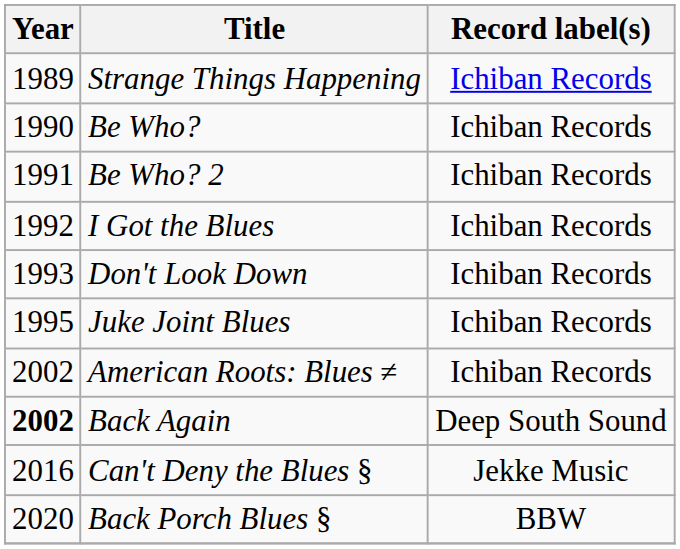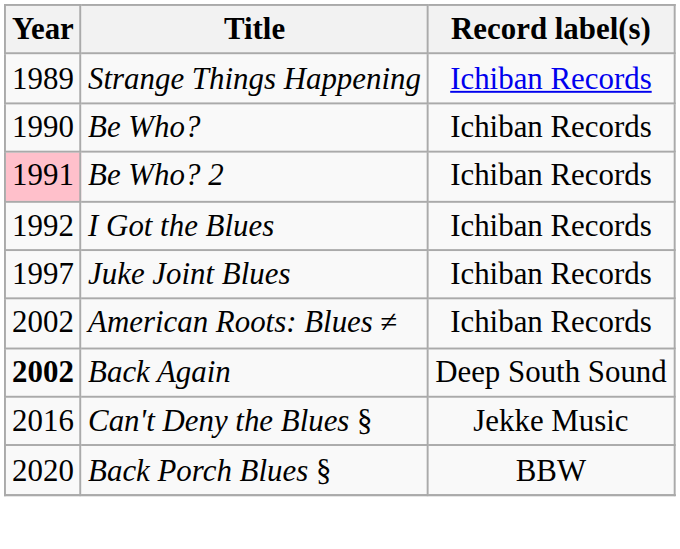(43, 175) no background -> (43, 175) pink background
- row: (198, 273)
(43, 322) 1995 -> (43, 273) 1997
